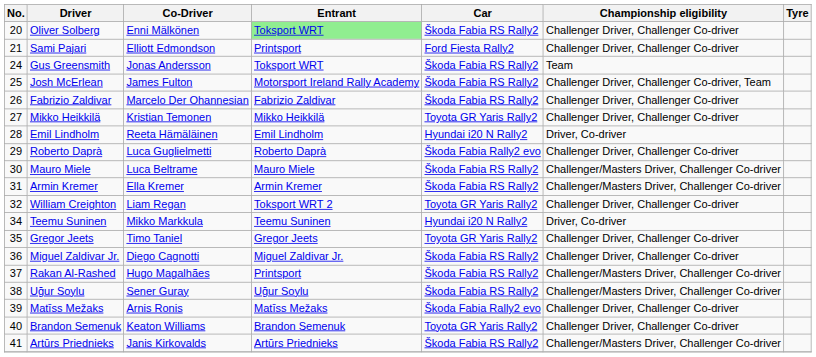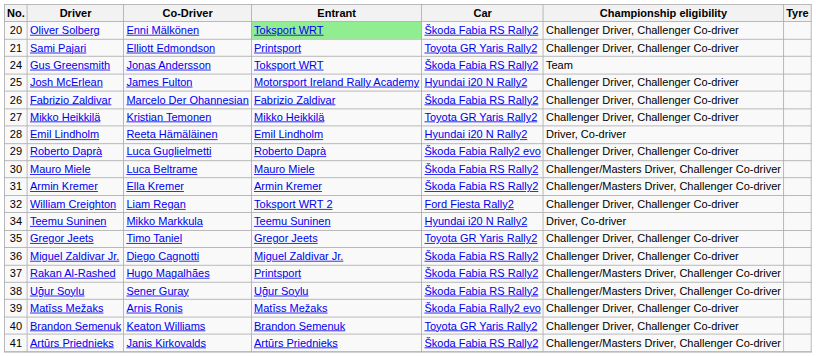(469, 47) Ford Fiesta Rally2 -> (481, 47) Toyota GR Yaris Rally2
(481, 82) Škoda Fabia RS Rally2 -> (476, 82) Hyundai i20 N Rally2
(658, 82) Challenger Driver, Challenger Co-driver, Team -> (642, 82) Challenger Driver, Challenger Co-driver
(481, 204) Toyota GR Yaris Rally2 -> (469, 204) Ford Fiesta Rally2
